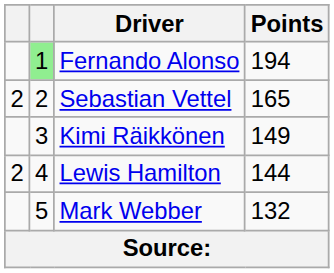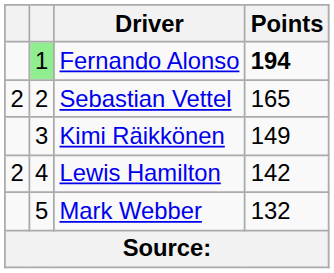(271, 61) normal -> (271, 61) bold
(271, 173) 144 -> (271, 173) 142
